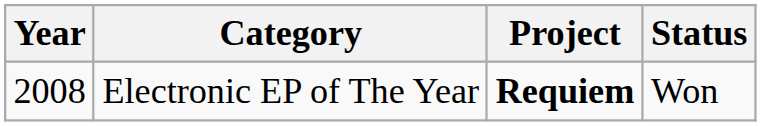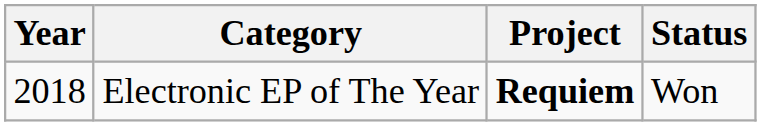(50, 90) 2008 -> (50, 90) 2018
